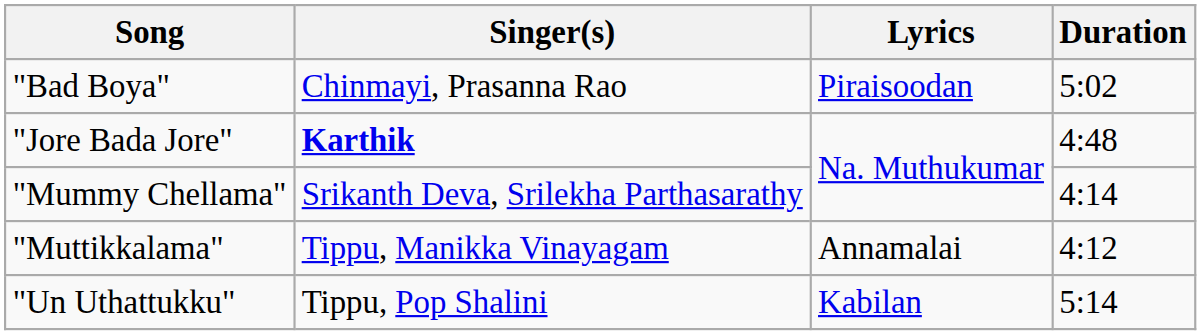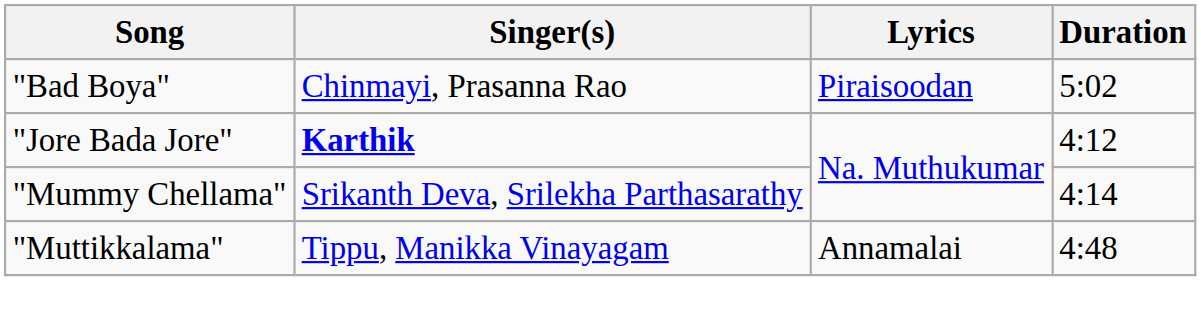(1088, 140) 4:48 -> (1088, 140) 4:12
(1088, 248) 4:12 -> (1088, 248) 4:48
- row: (124, 302)
